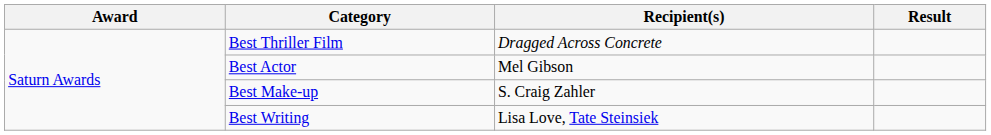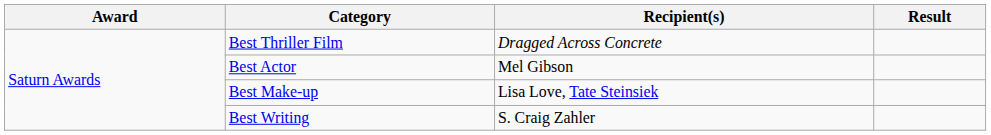(546, 92) S. Craig Zahler -> (578, 92) Lisa Love, Tate Steinsiek
(578, 117) Lisa Love, Tate Steinsiek -> (546, 117) S. Craig Zahler
